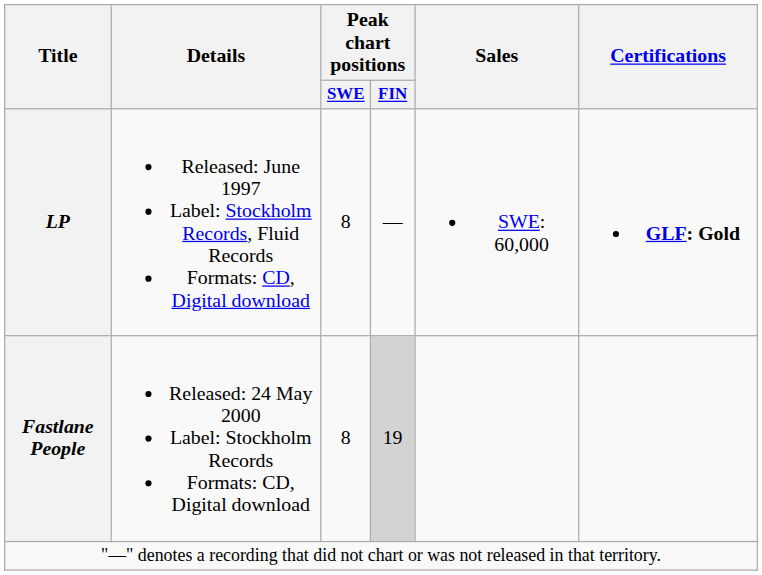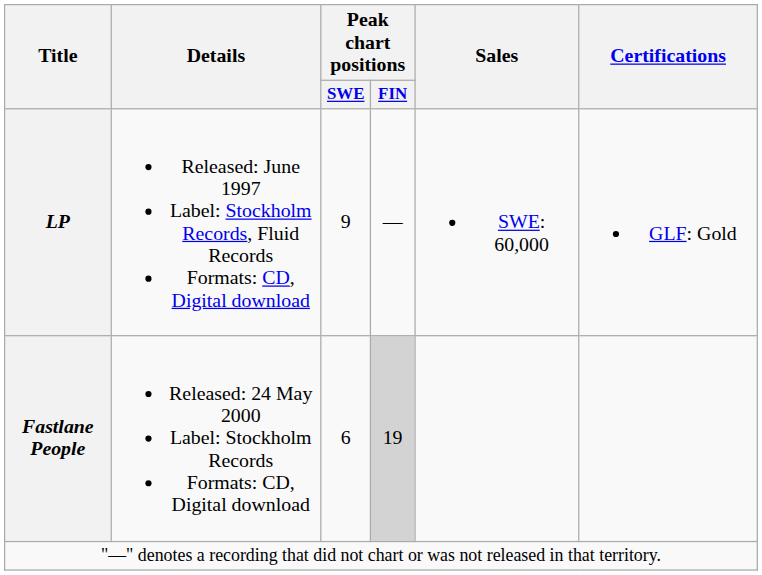(346, 222) 8 -> (346, 222) 9
(668, 233) bold -> (668, 233) normal
(346, 438) 8 -> (346, 438) 6
